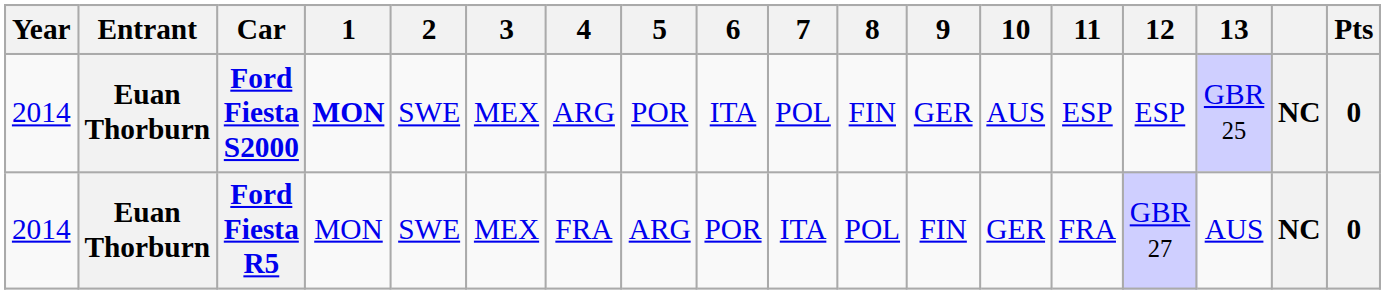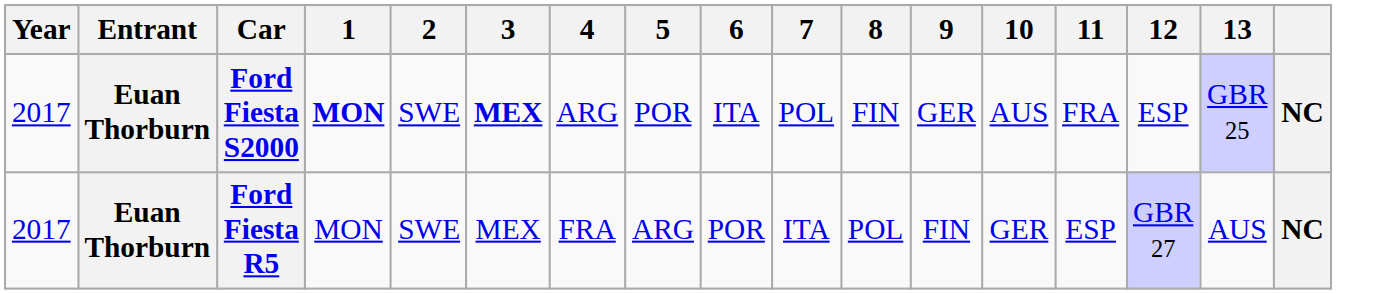- column: (1354, 29)
(41, 112) 2014 -> (41, 112) 2017
(507, 112) normal -> (508, 112) bold
(1087, 112) ESP -> (1091, 112) FRA
(41, 230) 2014 -> (41, 230) 2017
(1087, 230) FRA -> (1091, 230) ESP
